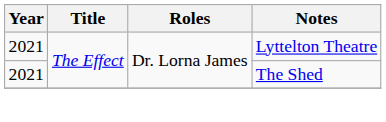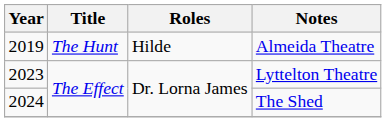+ row: (315, 46)
(26, 46) 2021 -> (26, 74) 2023
(26, 74) 2021 -> (26, 102) 2024
